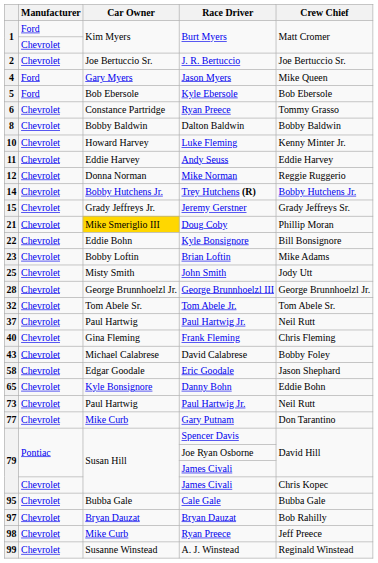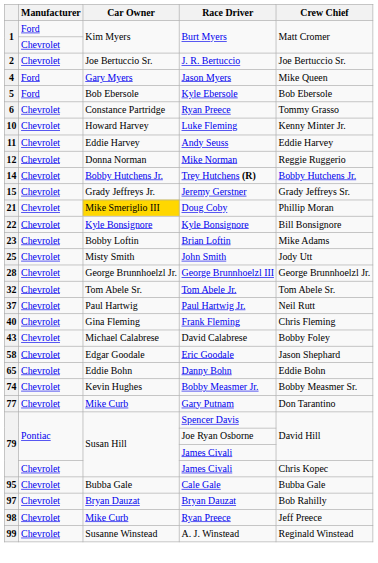- row: (12, 126)
(109, 240) Eddie Bohn -> (119, 224) Kyle Bonsignore
(119, 387) Kyle Bonsignore -> (109, 371) Eddie Bohn
- row: (12, 403)
+ row: (12, 387)
